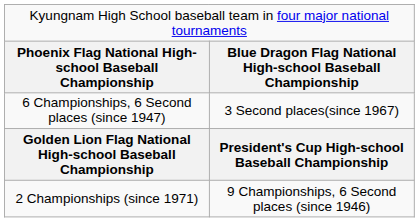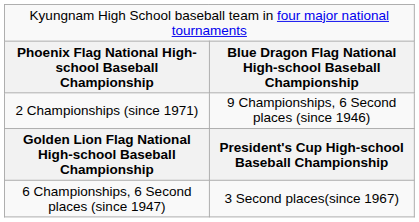rows swapped: (107, 199) <-> (107, 111)
